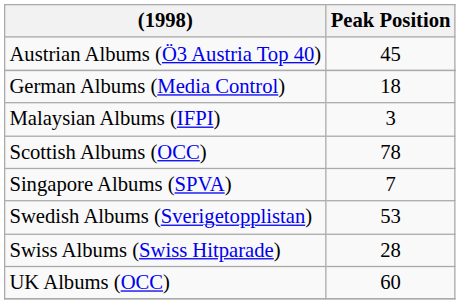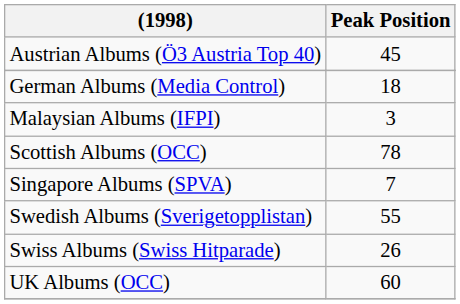(391, 217) 53 -> (391, 217) 55
(391, 250) 28 -> (391, 250) 26
